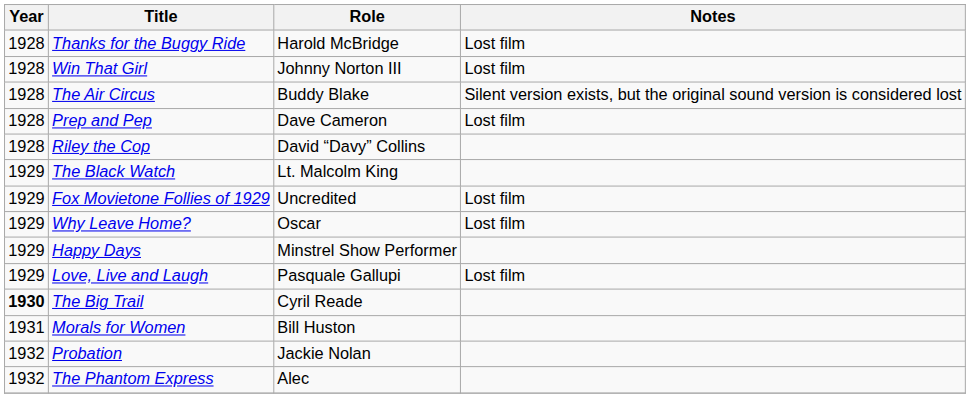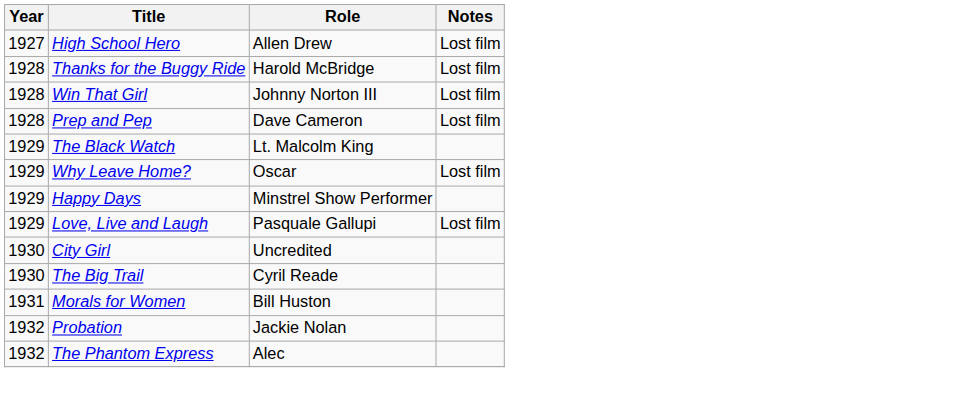+ row: (116, 43)
- row: (103, 95)
- row: (101, 146)
- row: (161, 198)
+ row: (81, 250)
(26, 302) bold -> (26, 276) normal
